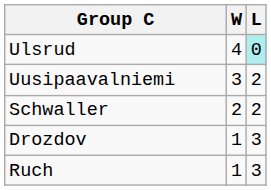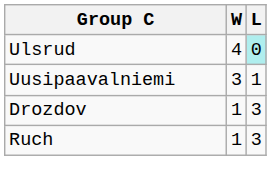(256, 80) 2 -> (256, 80) 1
- row: (59, 110)
